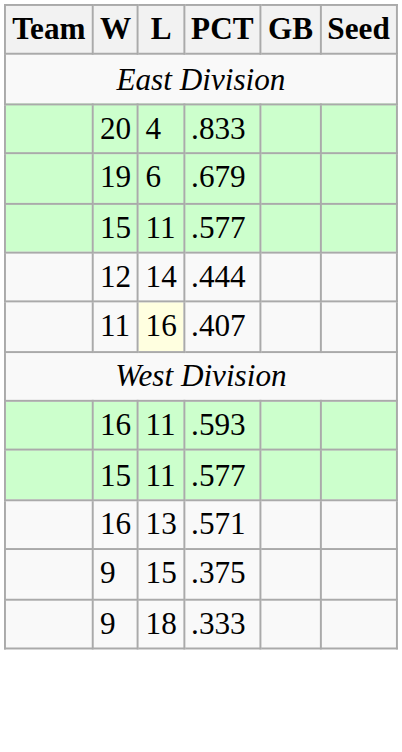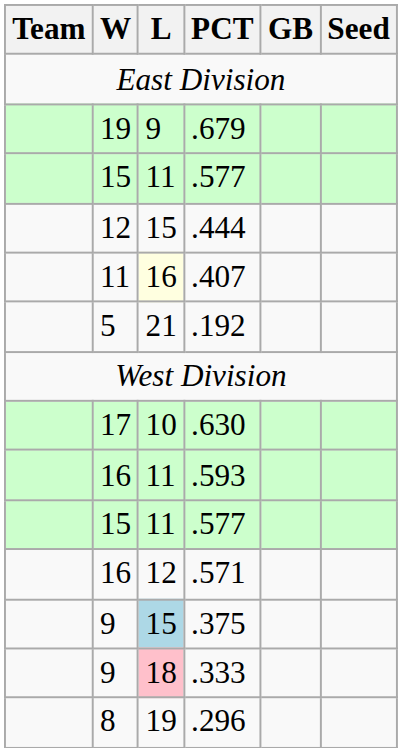- row: (116, 128)
(153, 177) 6 -> (153, 128) 9
(161, 276) 14 -> (161, 227) 15
+ row: (108, 326)
+ row: (116, 425)
(161, 524) 13 -> (161, 573) 12
(161, 573) no background -> (161, 623) lightblue background
(161, 623) no background -> (161, 672) pink background
+ row: (108, 721)
